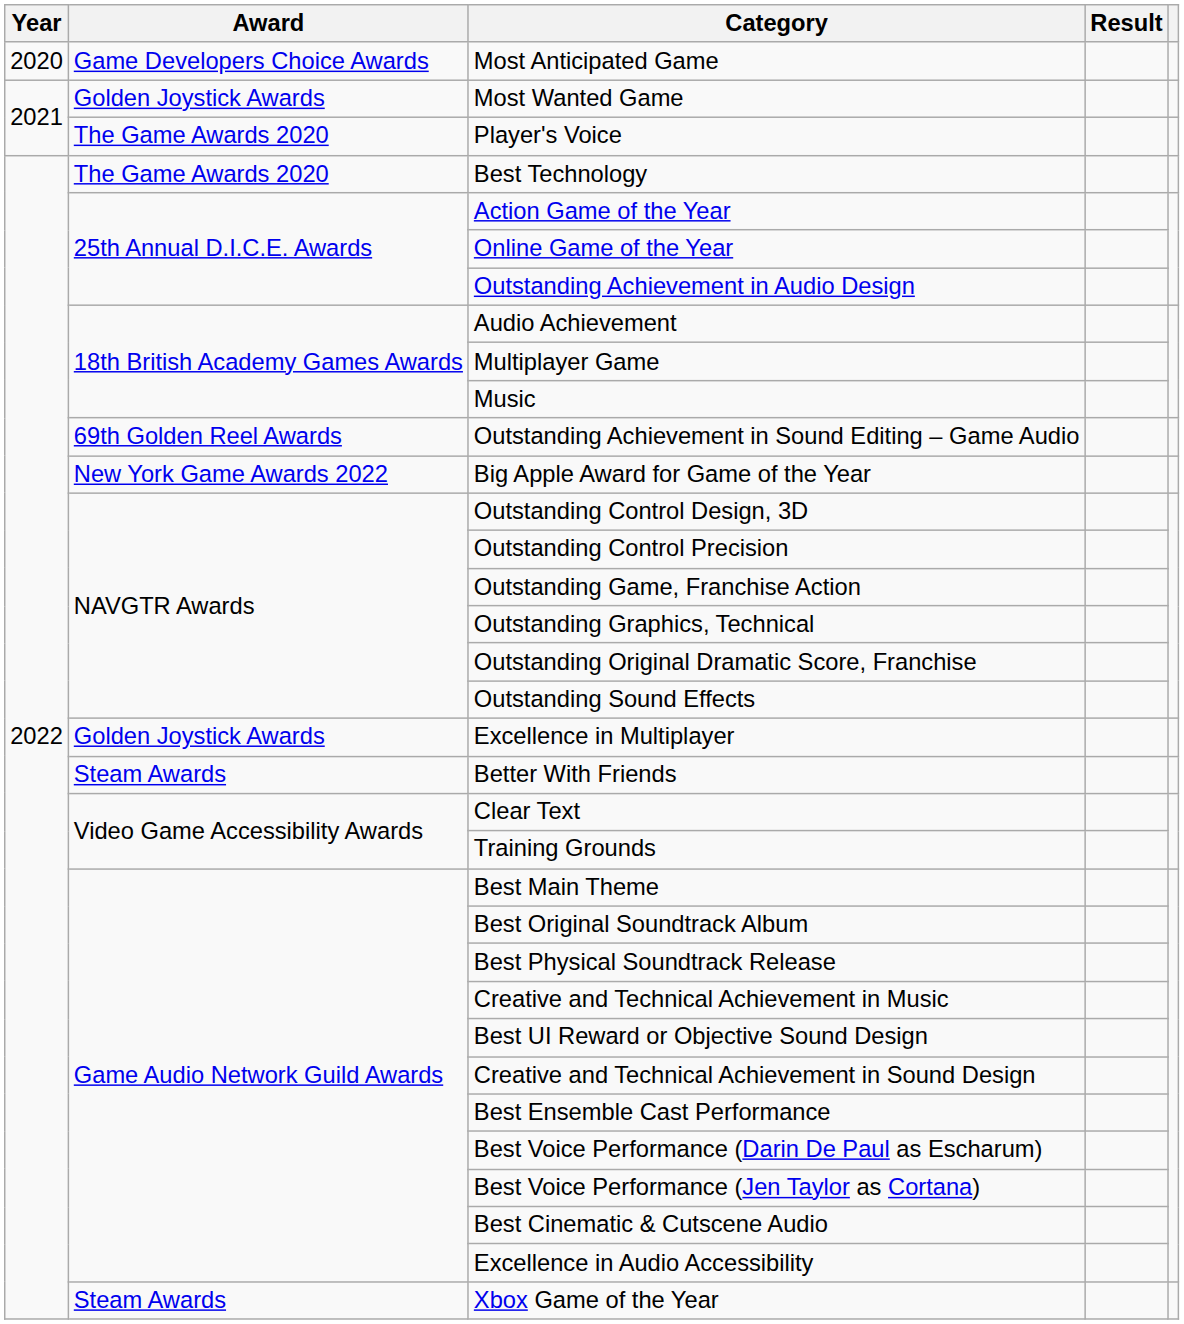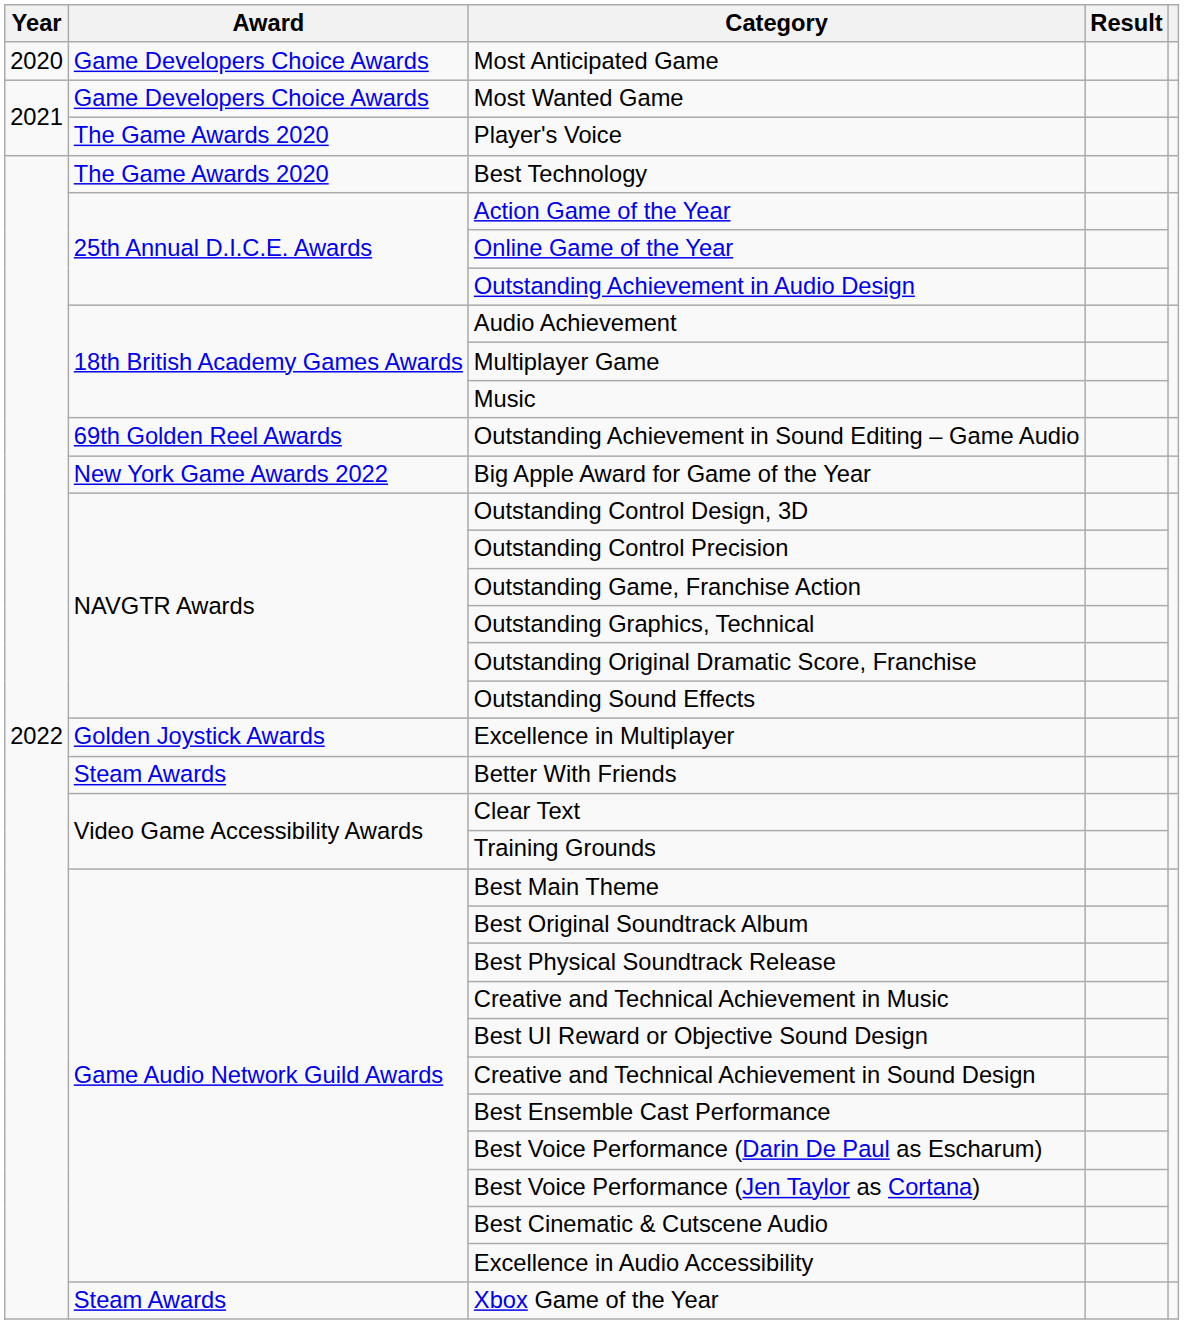(199, 98) Golden Joystick Awards -> (251, 98) Game Developers Choice Awards
